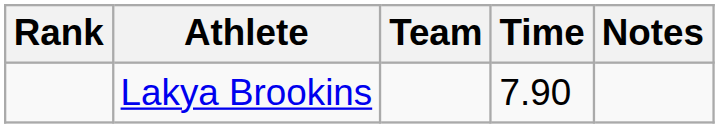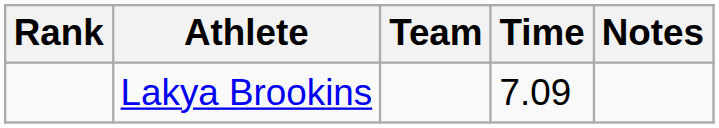(535, 92) 7.90 -> (535, 92) 7.09
